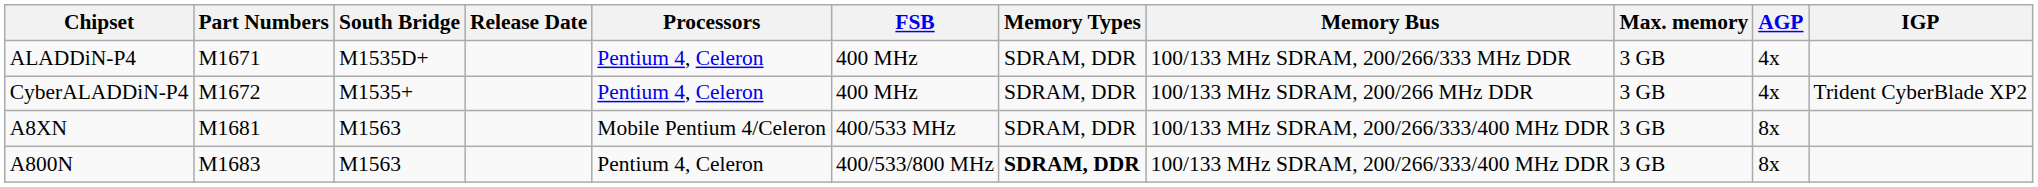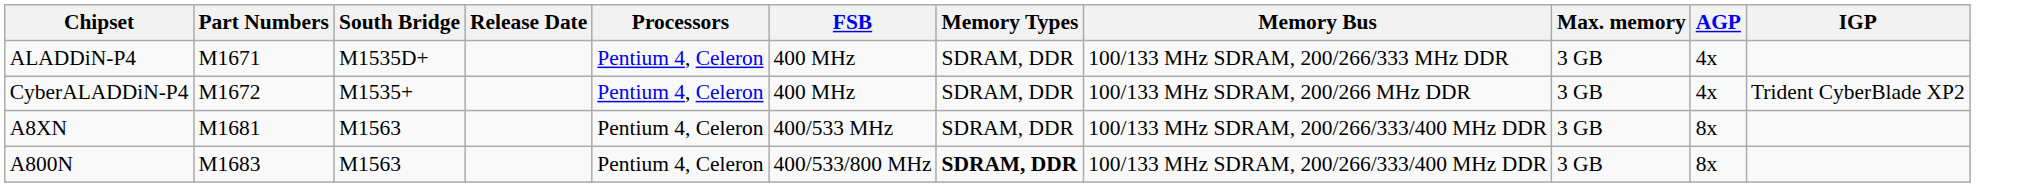(712, 128) Mobile Pentium 4/Celeron -> (680, 128) Pentium 4, Celeron
